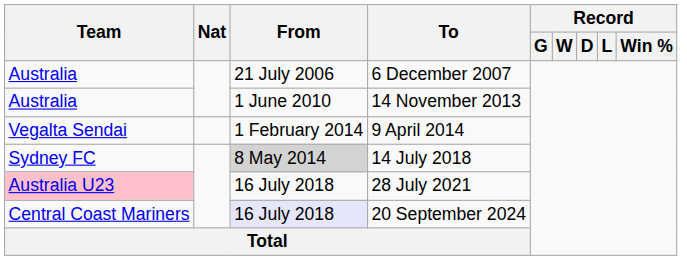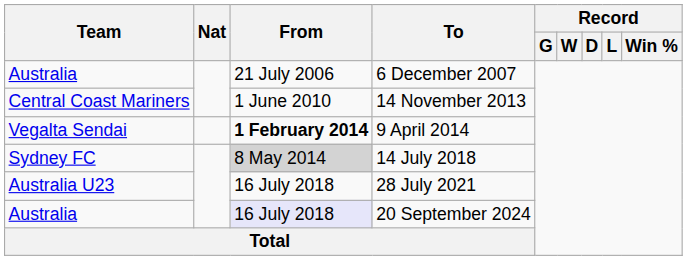(43, 102) Australia -> (99, 102) Central Coast Mariners
(299, 130) normal -> (301, 130) bold
(61, 185) pink background -> (61, 185) no background
(99, 213) Central Coast Mariners -> (43, 213) Australia
